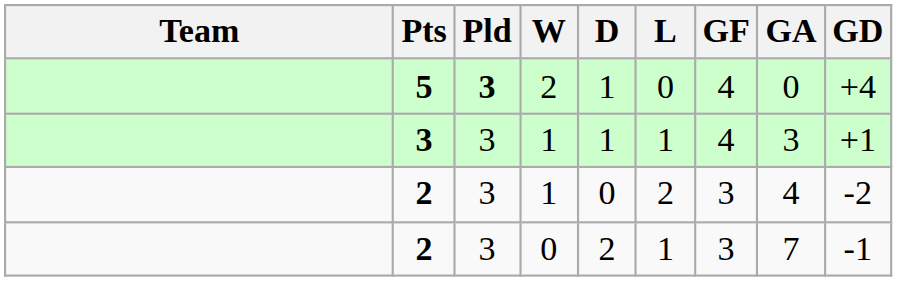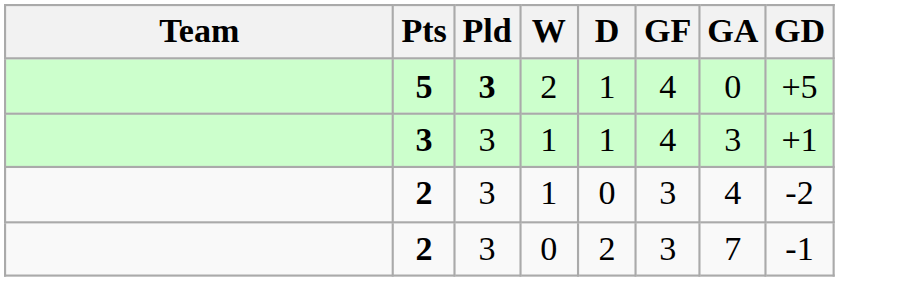- column: (665, 31)
(858, 85) +4 -> (800, 85) +5
